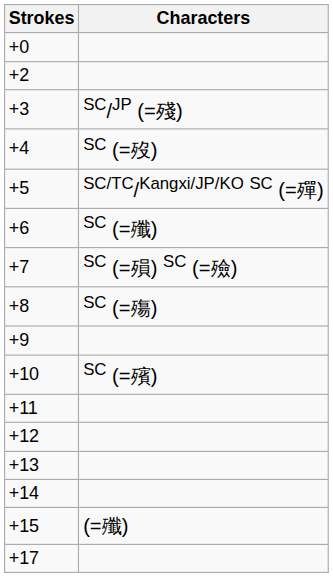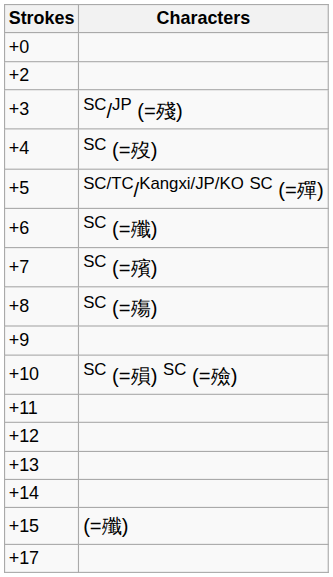(160, 266) SC (=殞) SC (=殮) -> (120, 266) SC (=殯)
(120, 373) SC (=殯) -> (160, 373) SC (=殞) SC (=殮)
